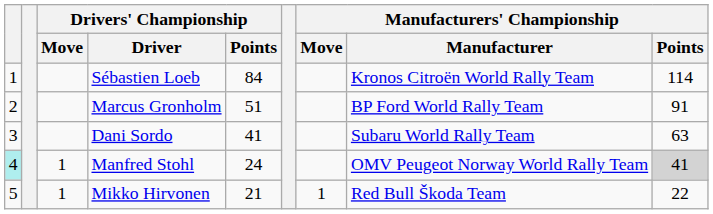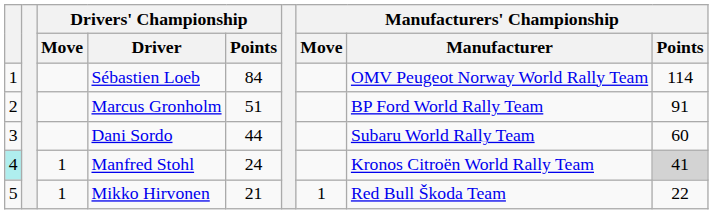(472, 77) Kronos Citroën World Rally Team -> (500, 77) OMV Peugeot Norway World Rally Team
(253, 135) 41 -> (253, 135) 44
(680, 135) 63 -> (680, 135) 60
(500, 164) OMV Peugeot Norway World Rally Team -> (472, 164) Kronos Citroën World Rally Team
